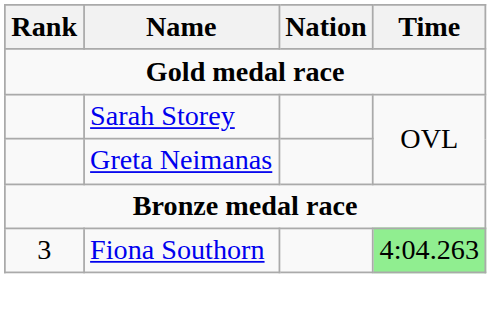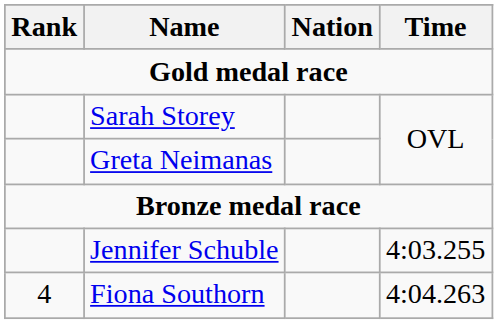+ row: (184, 250)
(44, 250) 3 -> (44, 294) 4
(429, 250) lightgreen background -> (436, 294) no background
